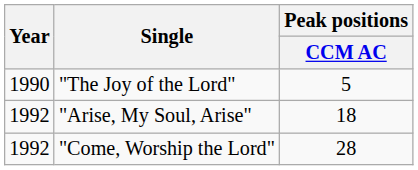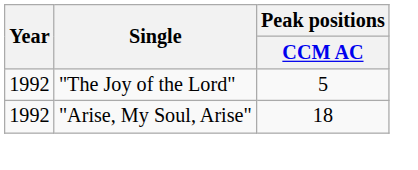(29, 84) 1990 -> (29, 84) 1992
- row: (167, 148)
